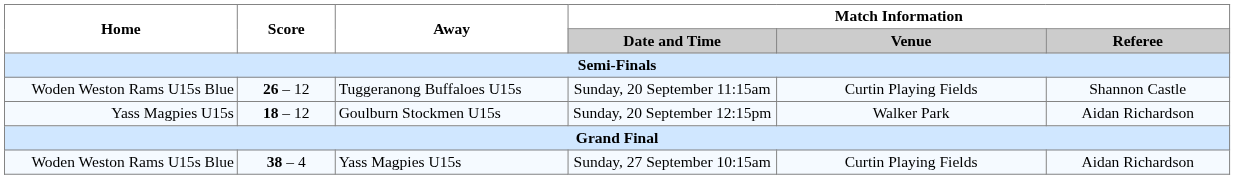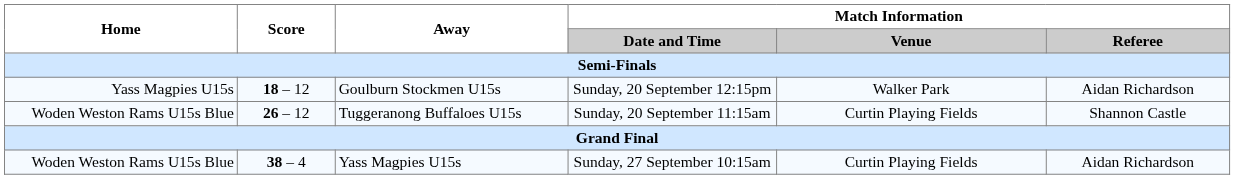rows swapped: (430, 89) <-> (420, 113)
